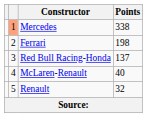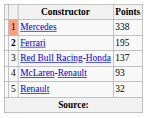(13, 42) normal -> (13, 42) bold
(122, 42) 198 -> (122, 42) 195
(120, 73) 40 -> (120, 73) 93
